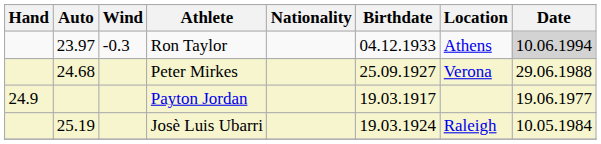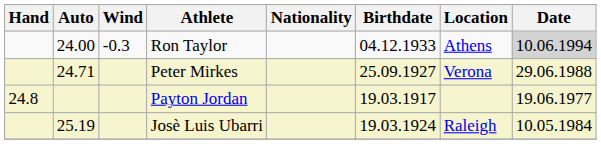(76, 44) 23.97 -> (76, 44) 24.00
(76, 71) 24.68 -> (76, 71) 24.71
(23, 98) 24.9 -> (23, 98) 24.8
